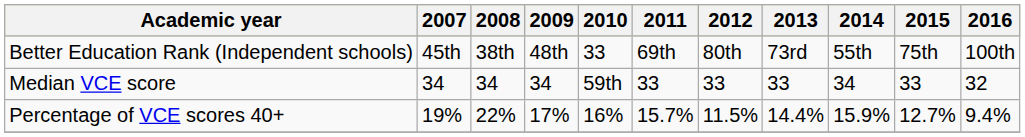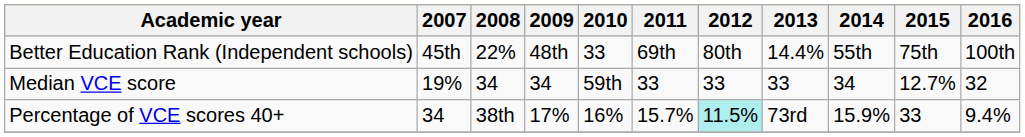(495, 52) 38th -> (496, 52) 22%
(787, 52) 73rd -> (796, 52) 14.4%
(433, 83) 34 -> (442, 83) 19%
(910, 83) 33 -> (928, 83) 12.7%
(442, 115) 19% -> (433, 115) 34
(496, 115) 22% -> (495, 115) 38th
(730, 115) no background -> (730, 115) paleturquoise background
(796, 115) 14.4% -> (787, 115) 73rd
(928, 115) 12.7% -> (910, 115) 33
